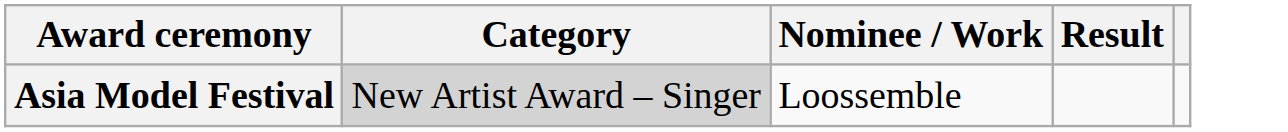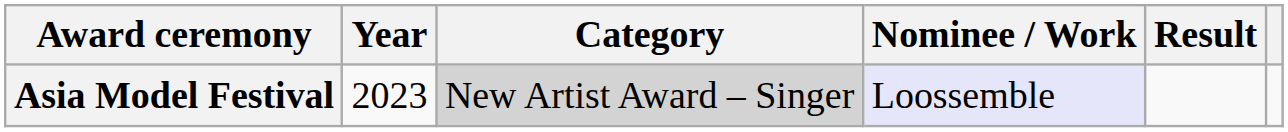+ column: (389, 34)
(870, 94) no background -> (963, 94) lavender background
